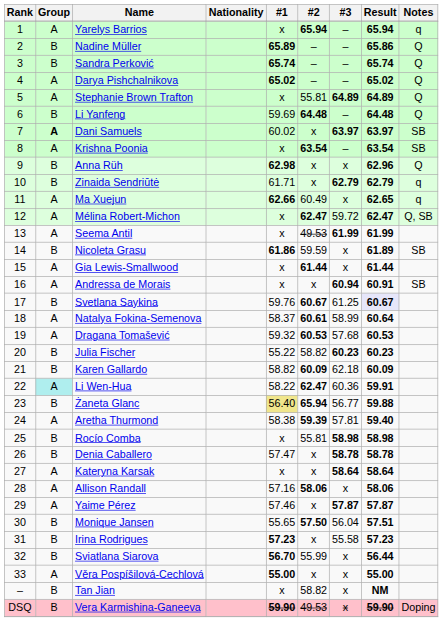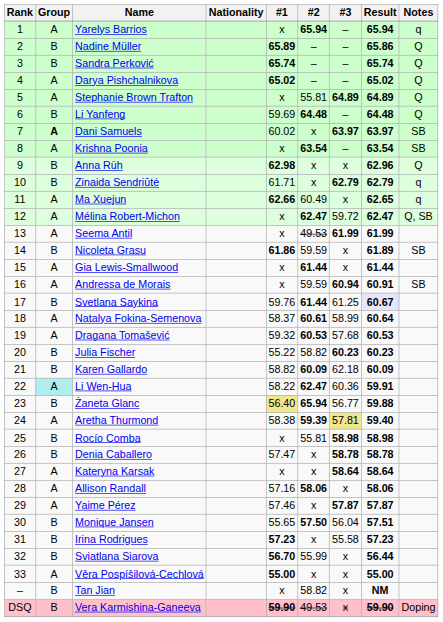(314, 285) x -> (314, 285) 59.59
(314, 302) 60.67 -> (314, 302) 61.44
(345, 421) no background -> (345, 421) khaki background
